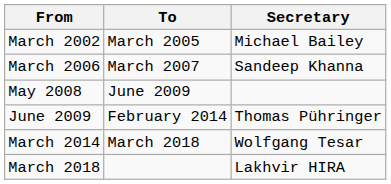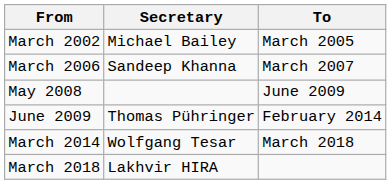columns swapped: (167, 17) <-> (308, 17)
